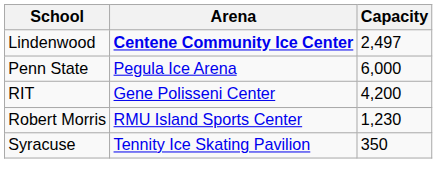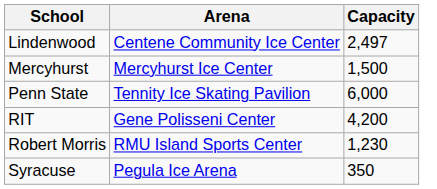(233, 42) bold -> (227, 42) normal
+ row: (48, 68)
(175, 68) Pegula Ice Arena -> (212, 94) Tennity Ice Skating Pavilion
(212, 145) Tennity Ice Skating Pavilion -> (175, 171) Pegula Ice Arena
